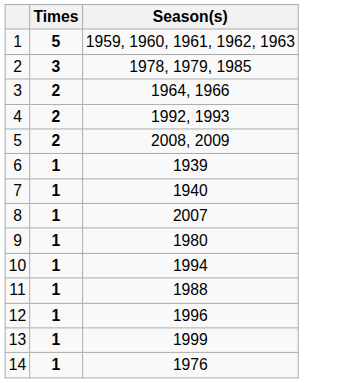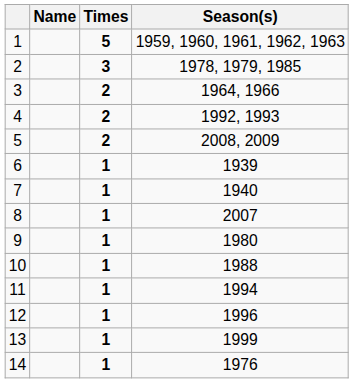+ column: (55, 16)
(190, 265) 1994 -> (240, 265) 1988
(190, 290) 1988 -> (240, 290) 1994
